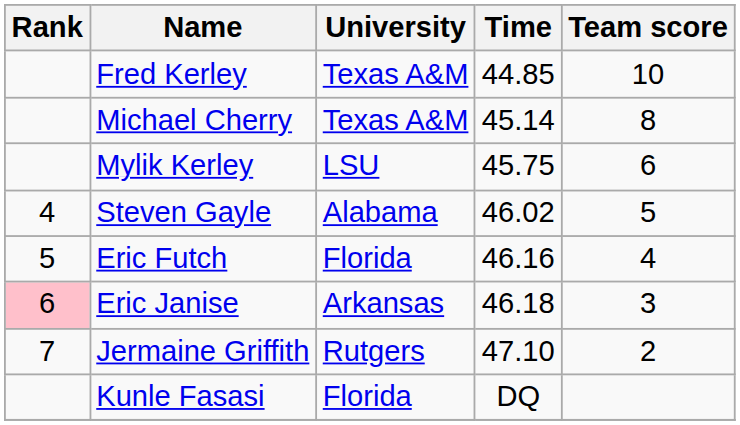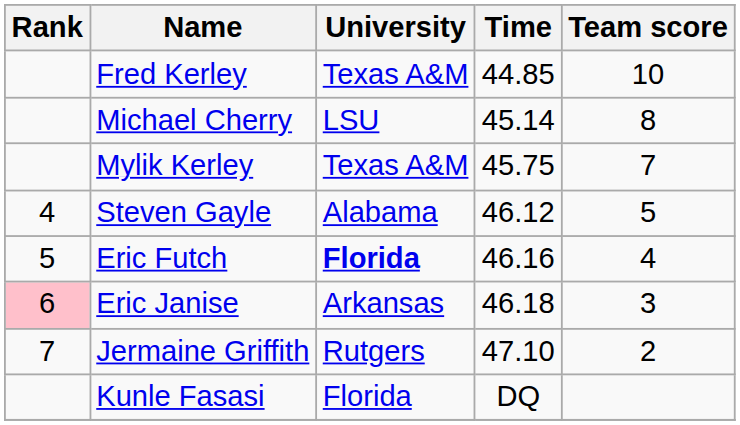(396, 119) Texas A&M -> (351, 119) LSU
(351, 166) LSU -> (396, 166) Texas A&M
(648, 166) 6 -> (648, 166) 7
(518, 212) 46.02 -> (518, 212) 46.12
(367, 258) normal -> (371, 258) bold
